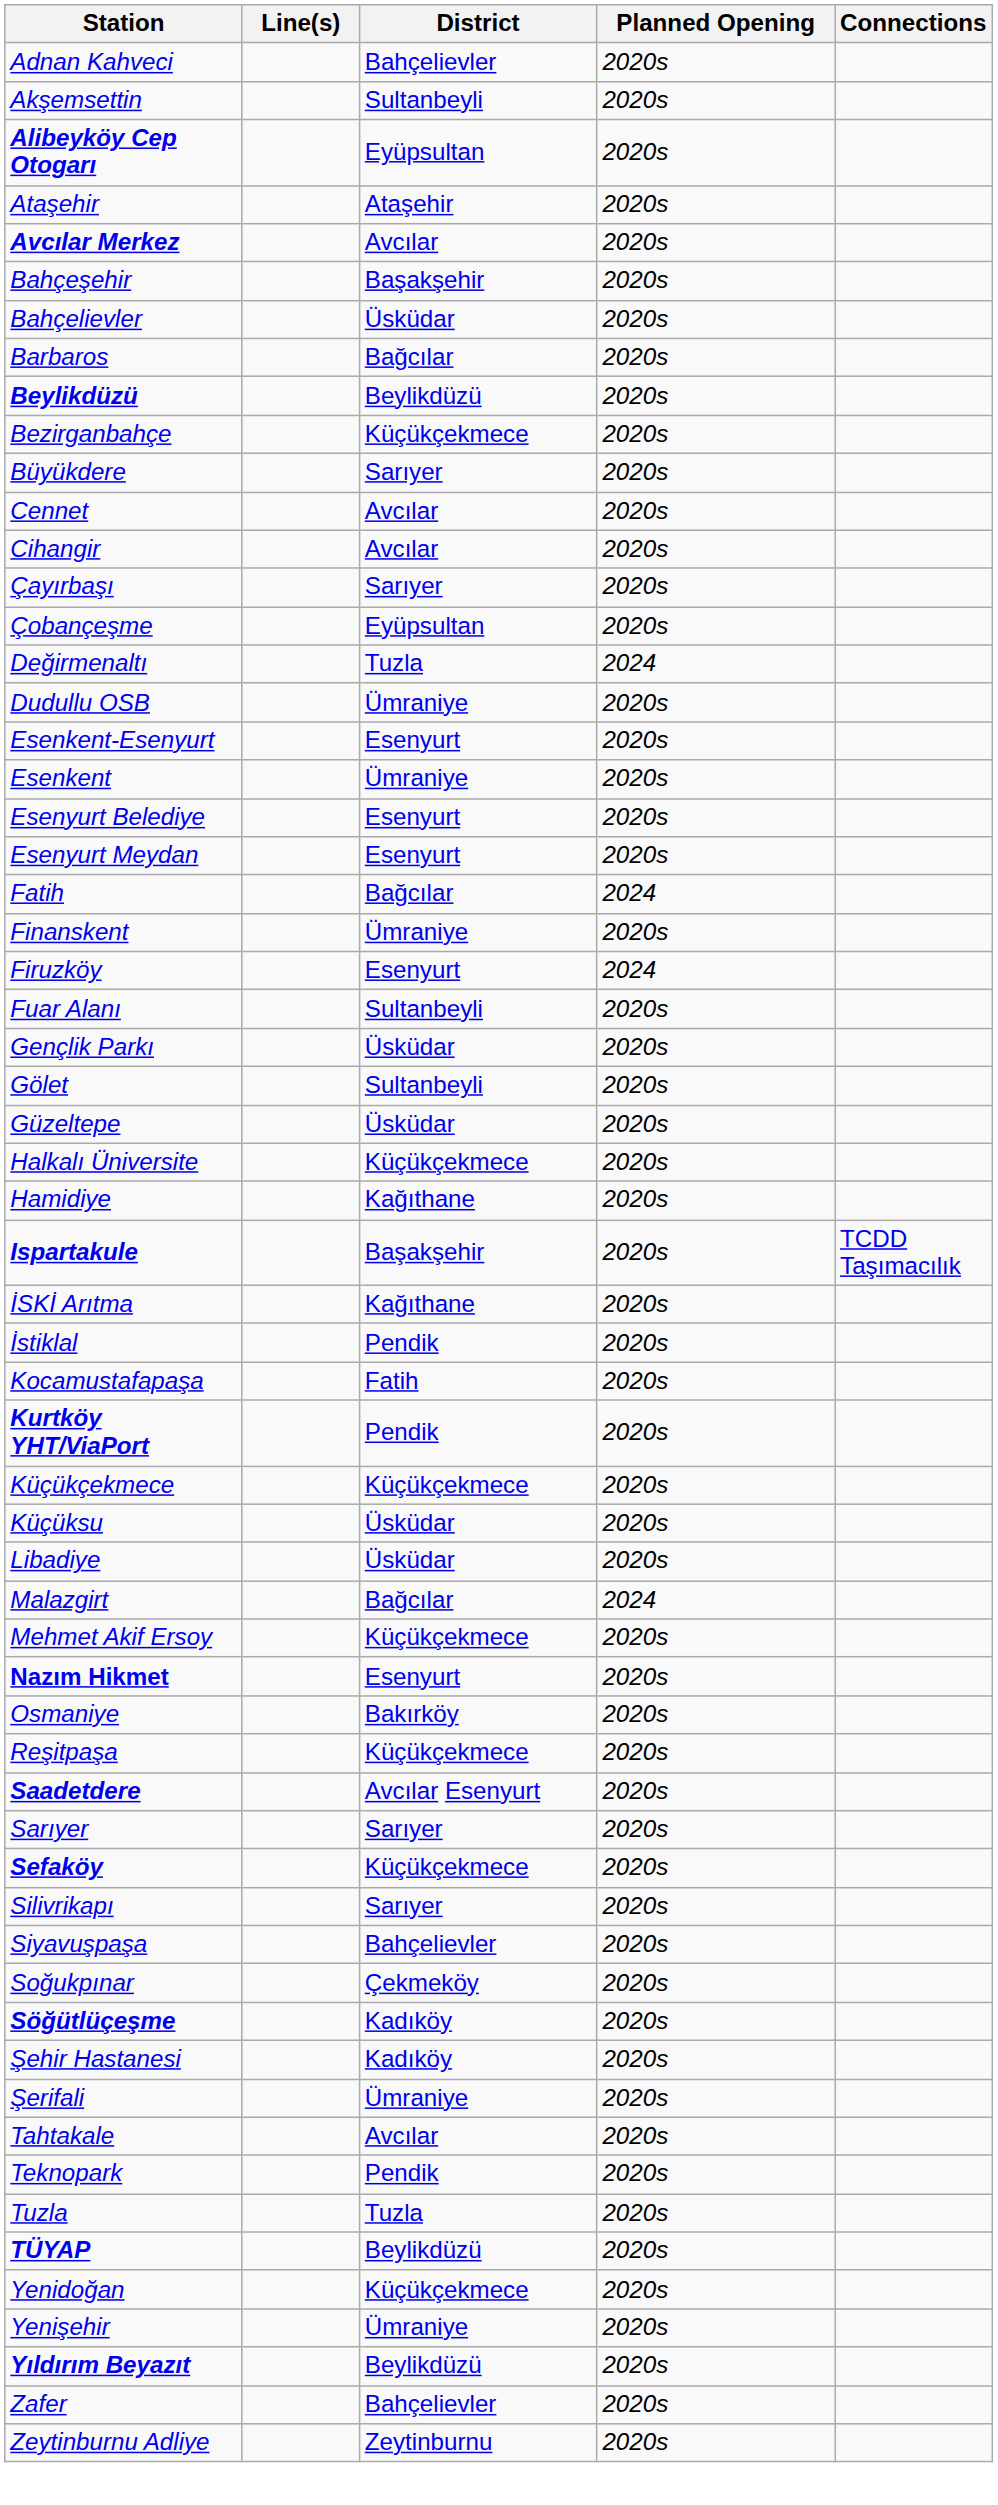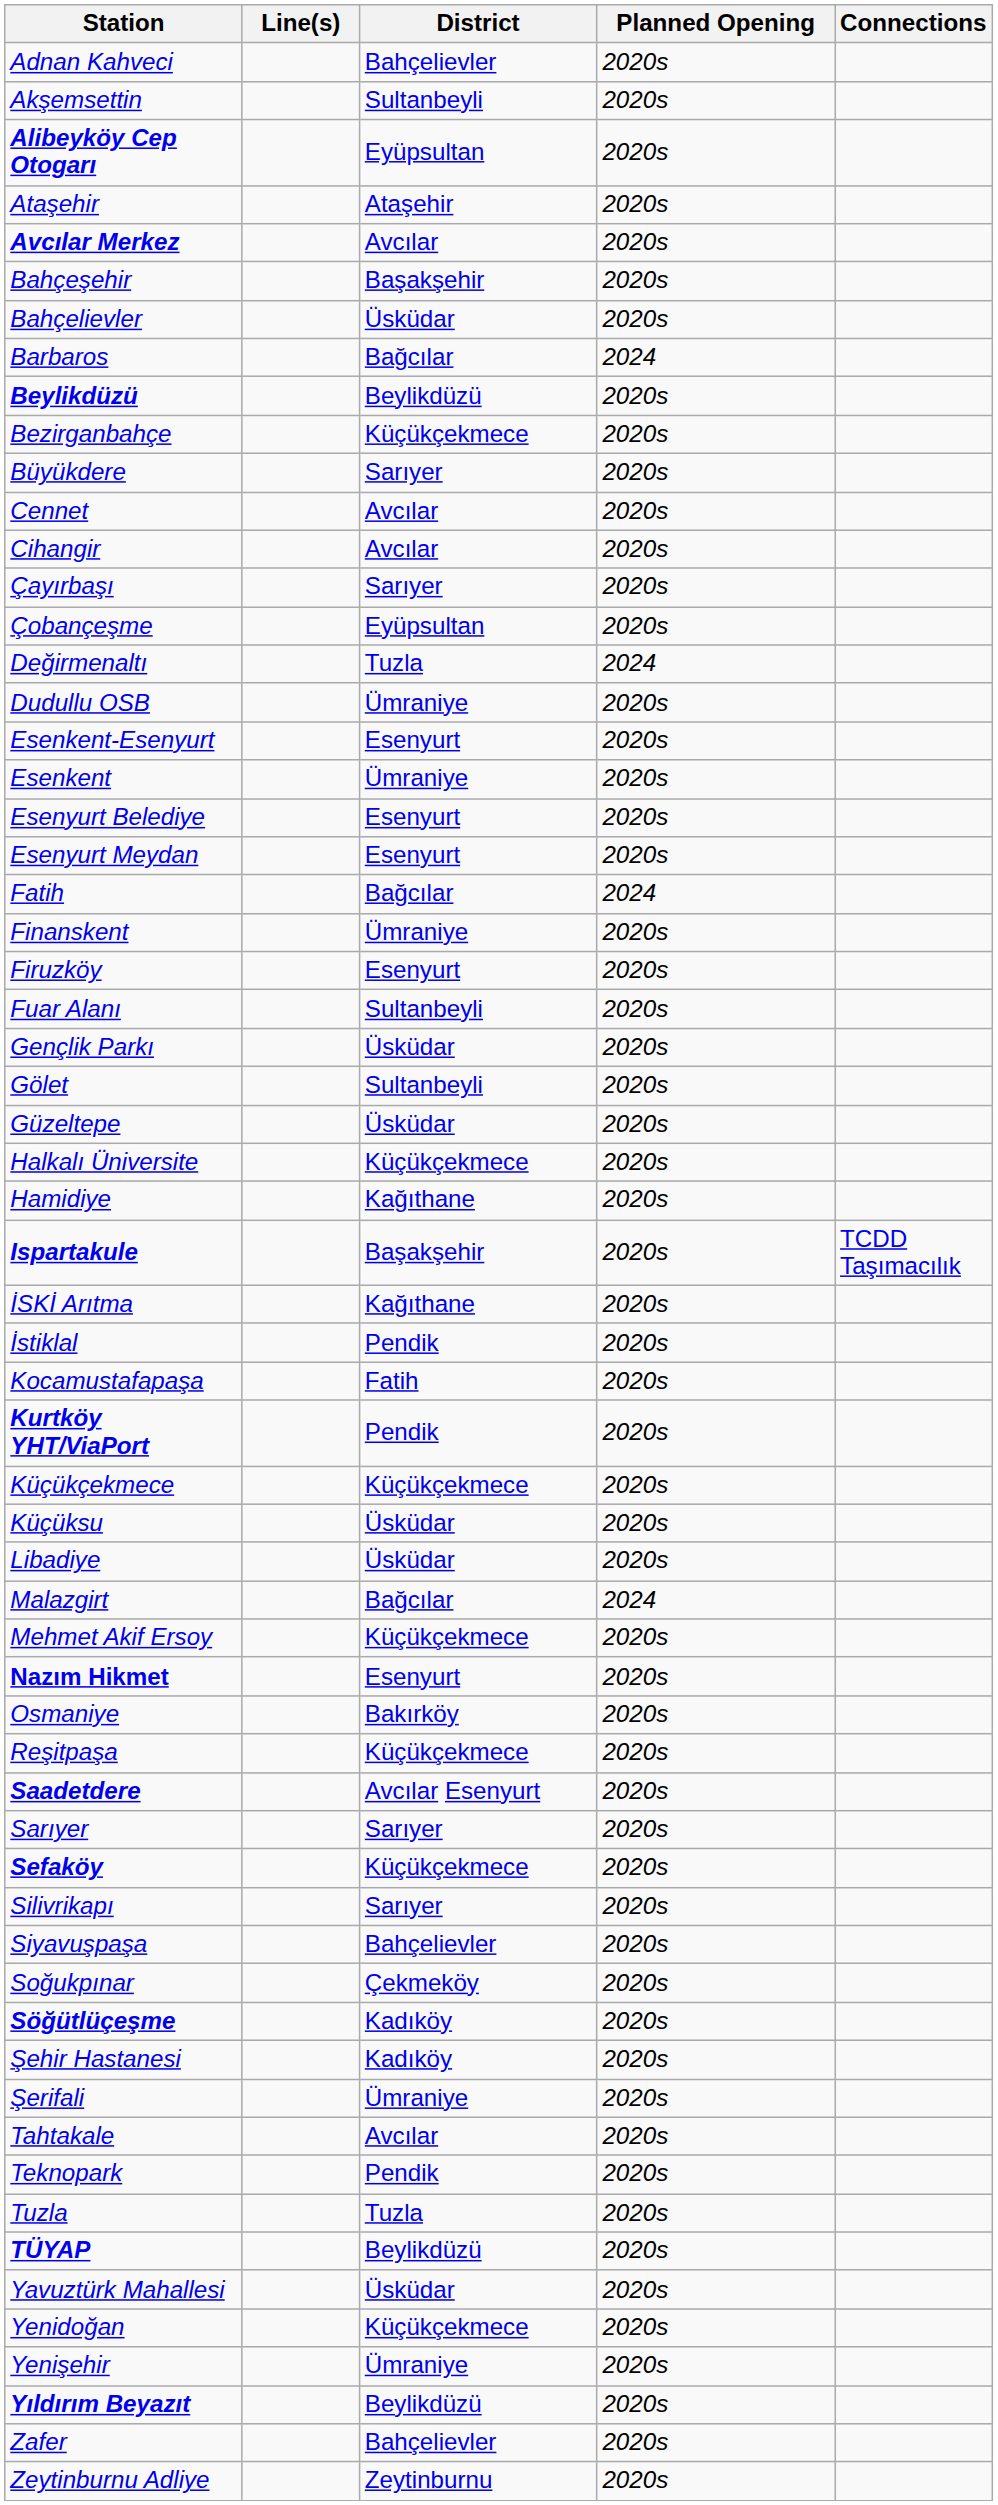(635, 357) 2020s -> (629, 357) 2024
(629, 970) 2024 -> (635, 970) 2020s
+ row: (118, 2289)
